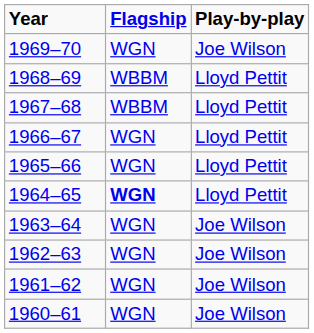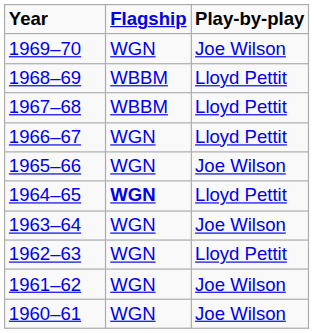(241, 166) Lloyd Pettit -> (240, 166) Joe Wilson
(240, 254) Joe Wilson -> (241, 254) Lloyd Pettit
